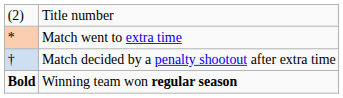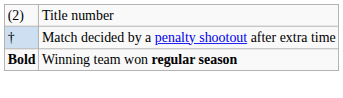- row: (112, 37)
